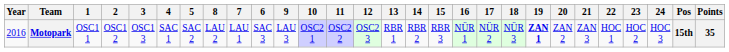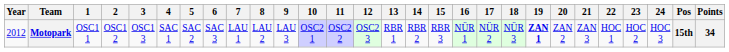columns swapped: (263, 11) <-> (215, 11)
(16, 33) 2016 -> (16, 33) 2012
(710, 33) 35 -> (710, 33) 34
